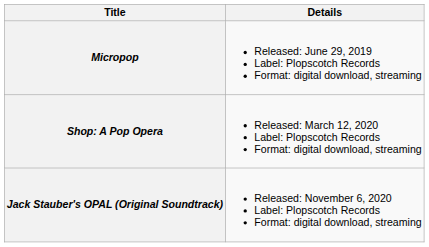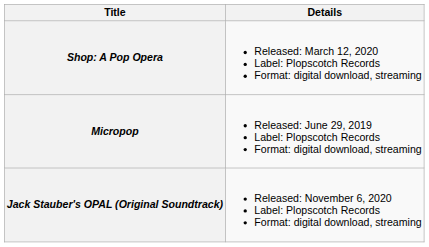rows swapped: (115, 58) <-> (115, 131)
